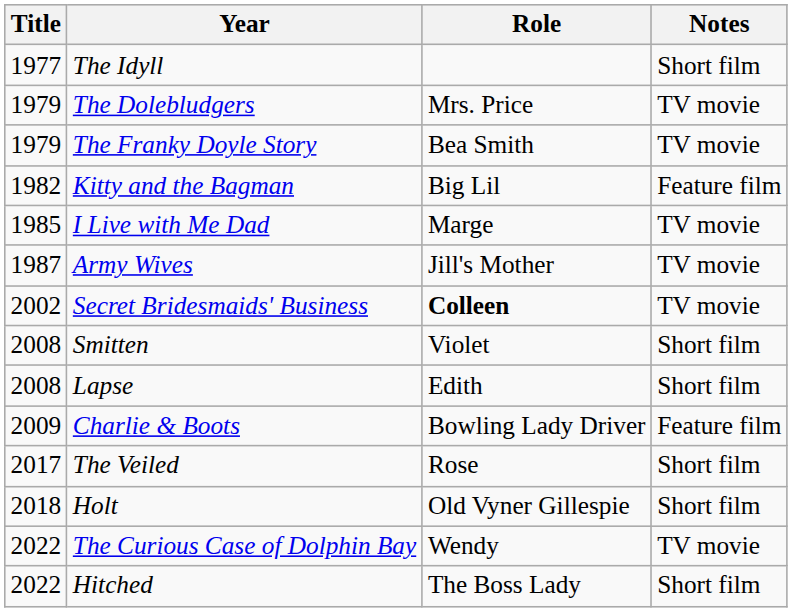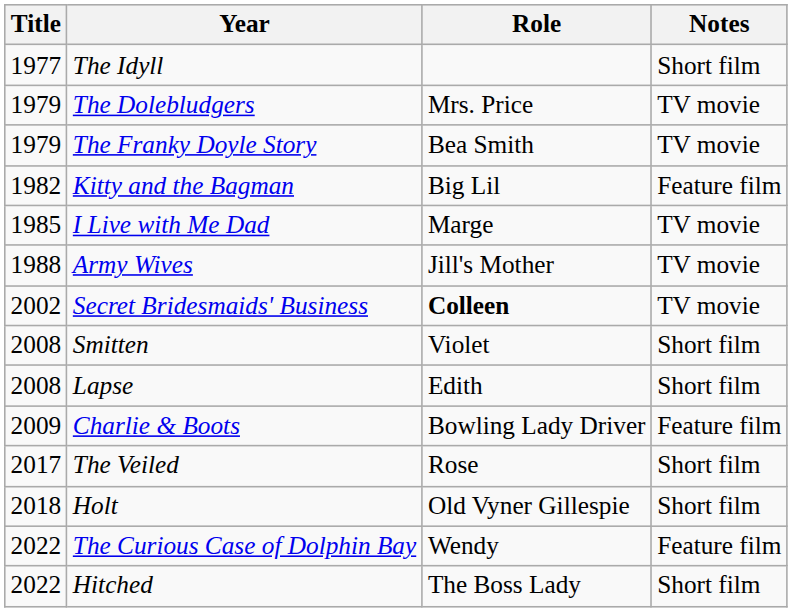(36, 265) 1987 -> (36, 265) 1988
(709, 545) TV movie -> (719, 545) Feature film
